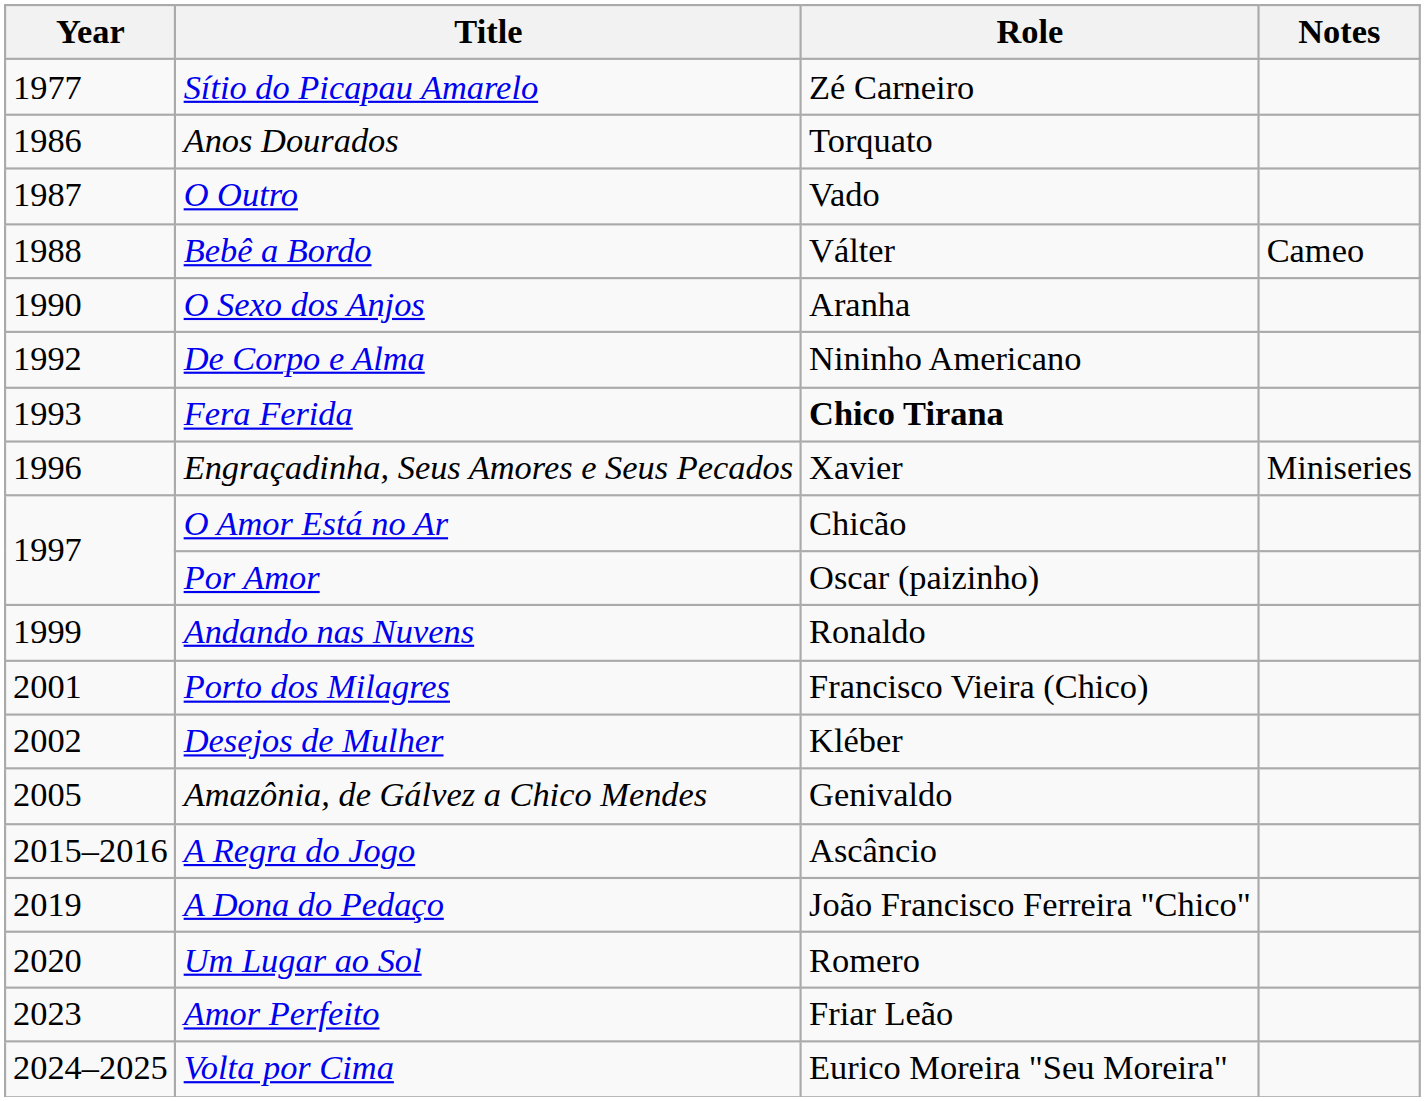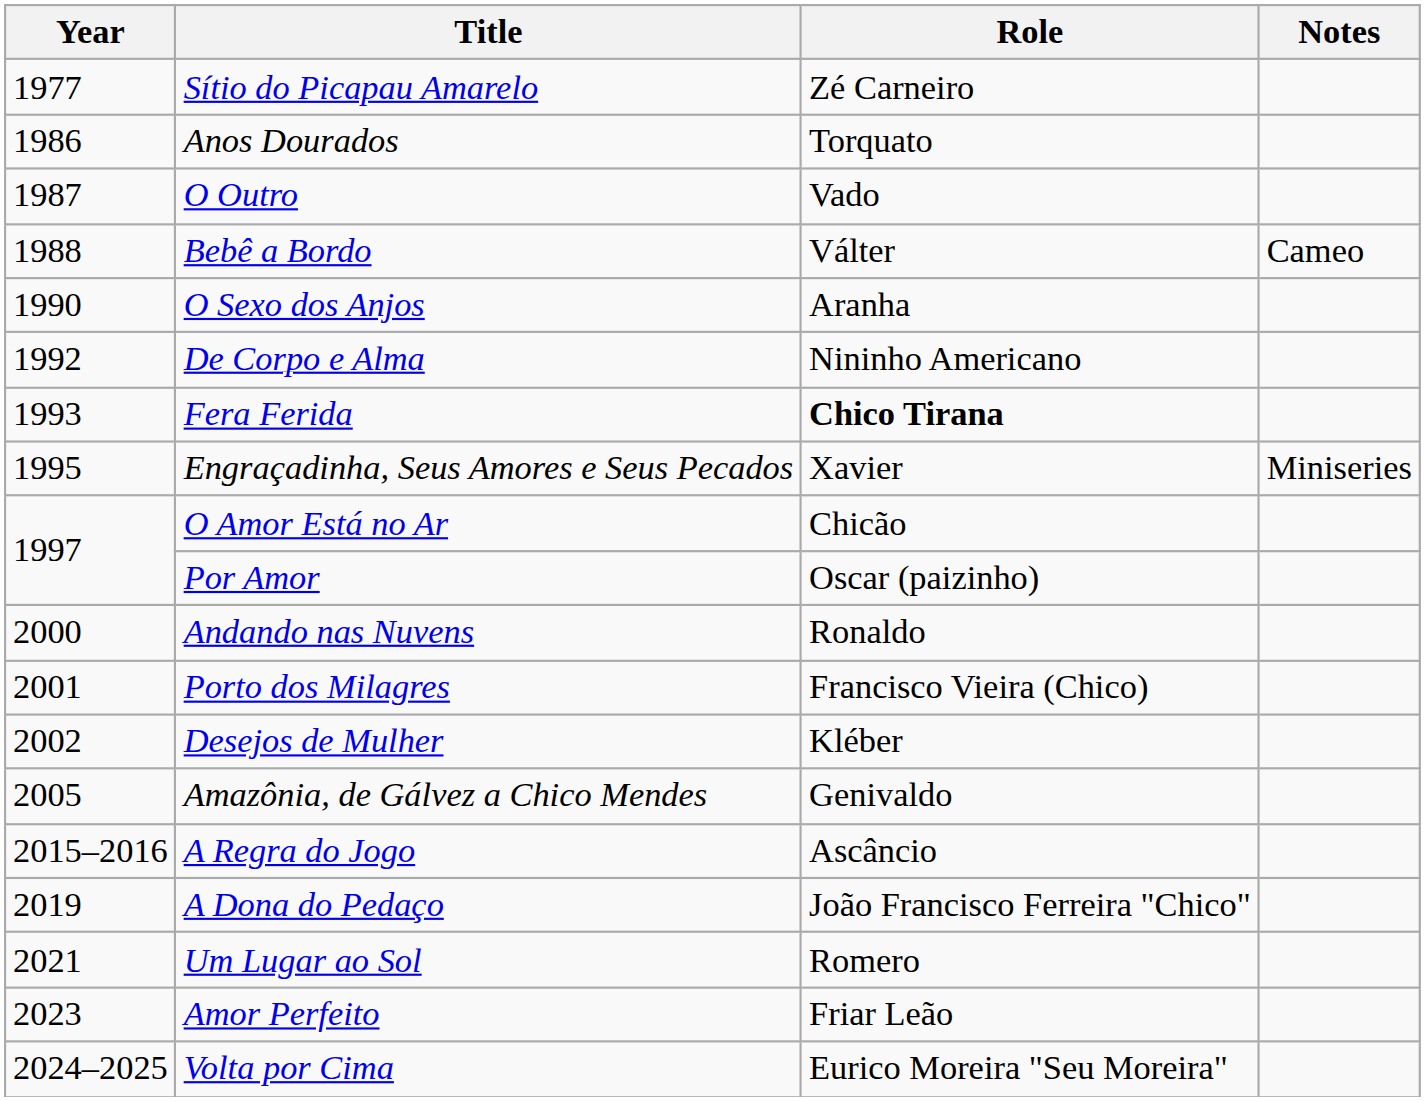(47, 468) 1996 -> (47, 468) 1995
(47, 631) 1999 -> (47, 631) 2000
(47, 959) 2020 -> (47, 959) 2021
